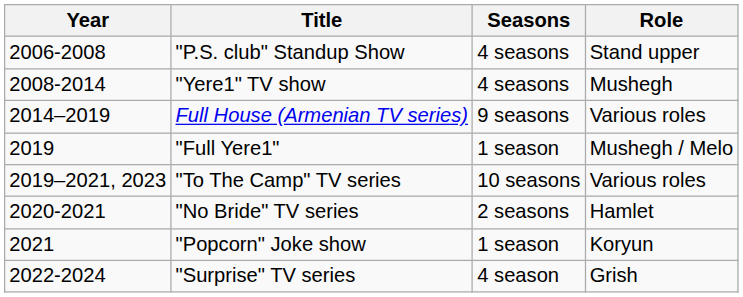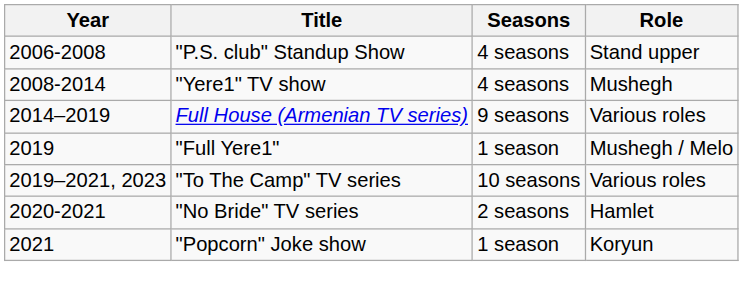- row: (265, 276)
